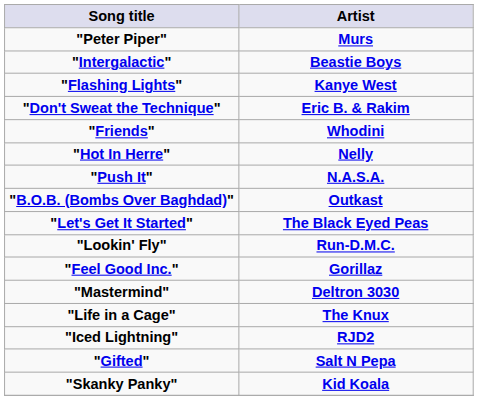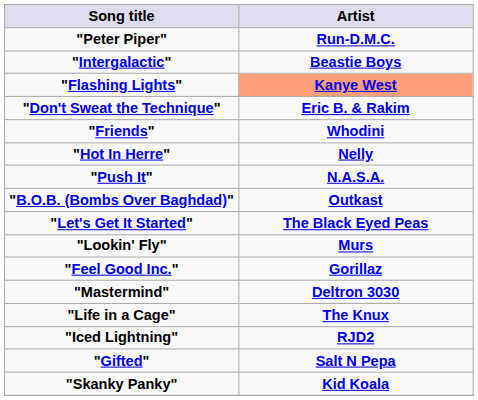(356, 39) Murs -> (356, 39) Run-D.M.C.
(356, 85) no background -> (356, 85) lightsalmon background
(356, 246) Run-D.M.C. -> (356, 246) Murs
